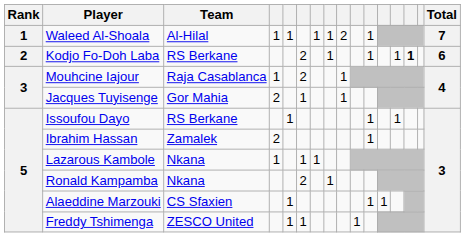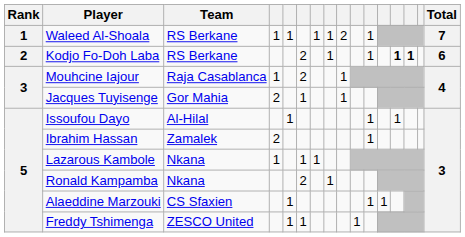(188, 36) Al-Hilal -> (202, 36) RS Berkane
(397, 57) normal -> (397, 57) bold
(202, 119) RS Berkane -> (188, 119) Al-Hilal
